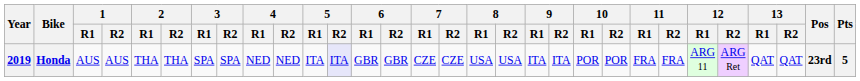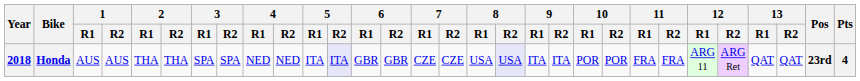(19, 60) 2019 -> (19, 60) 2018
(510, 60) no background -> (510, 60) lavender background
(845, 60) 5 -> (845, 60) 4
